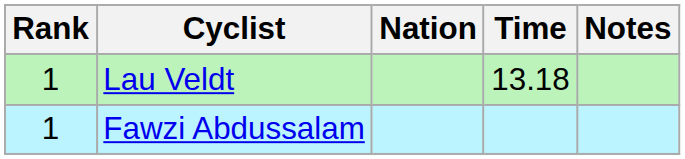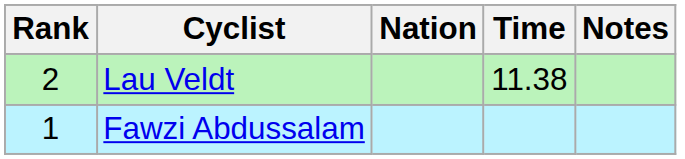(51, 79) 1 -> (51, 79) 2
(531, 79) 13.18 -> (529, 79) 11.38
